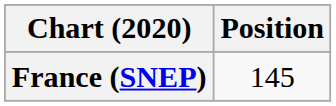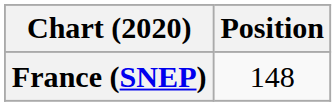(272, 76) 145 -> (272, 76) 148
